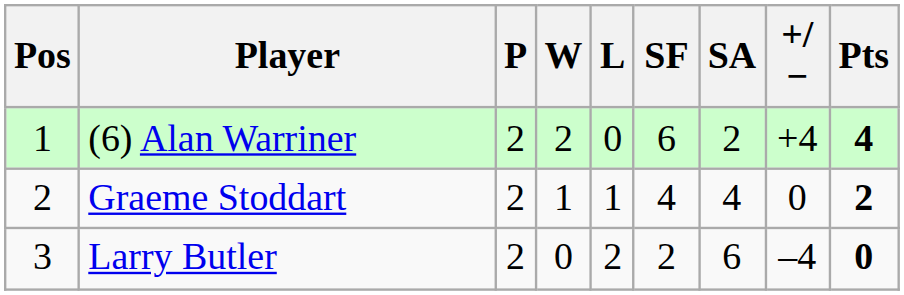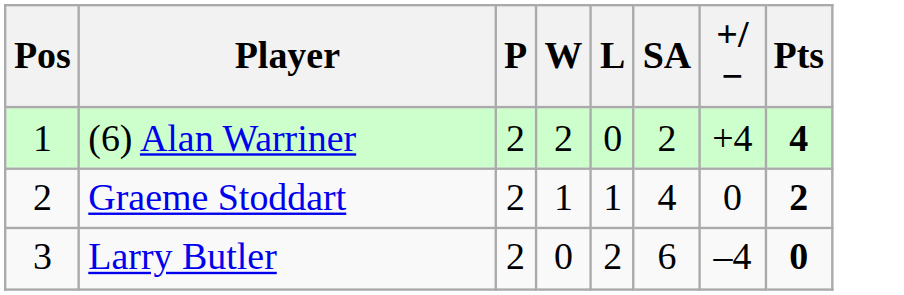- column: (666, 55)
